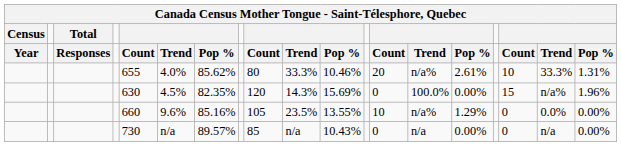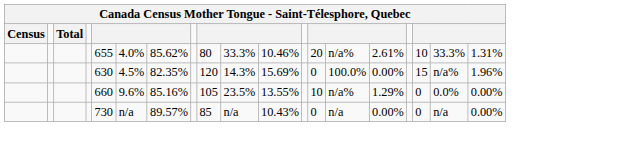- row: (26, 53)
